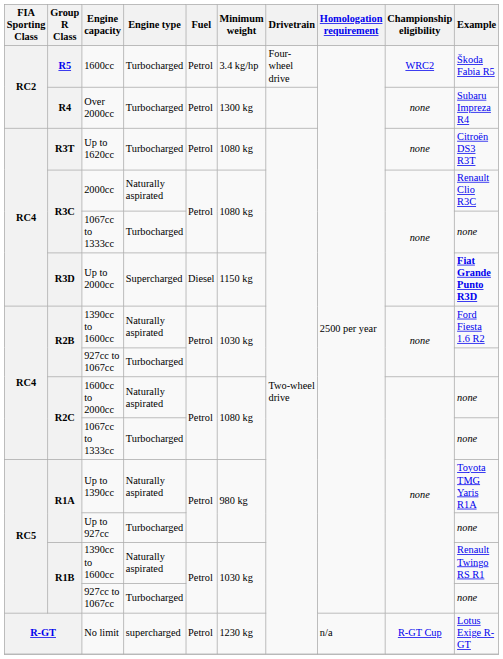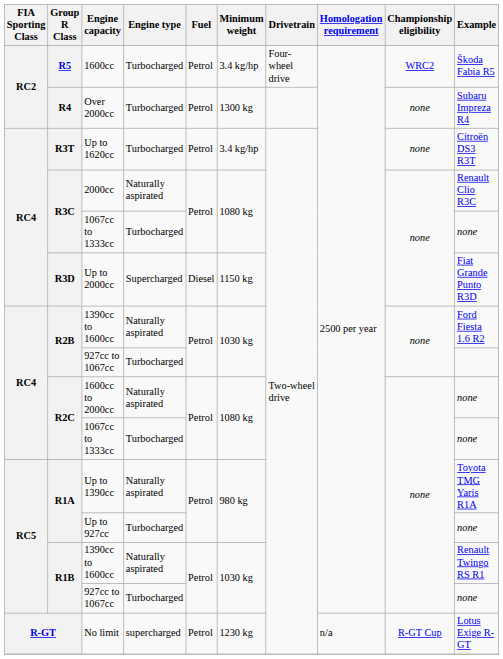(236, 148) 1080 kg -> (239, 148) 3.4 kg/hp
(474, 279) bold -> (472, 279) normal
